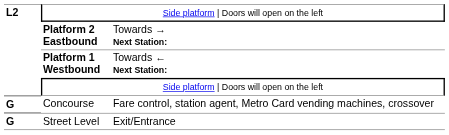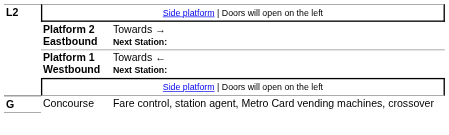- row: (71, 121)
